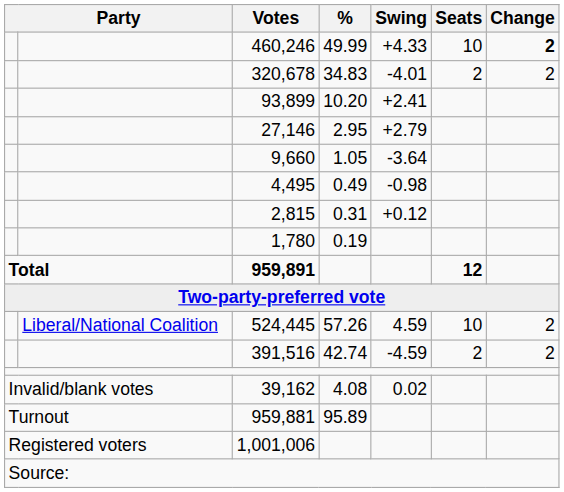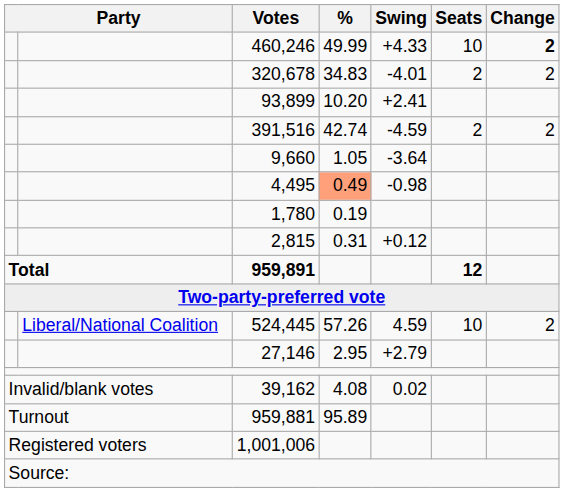rows swapped: (288, 130) <-> (283, 353)
(350, 185) no background -> (350, 185) lightsalmon background
rows swapped: (293, 213) <-> (293, 241)
